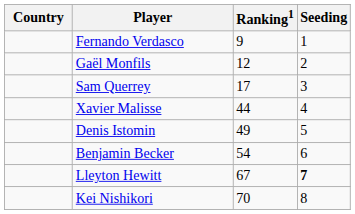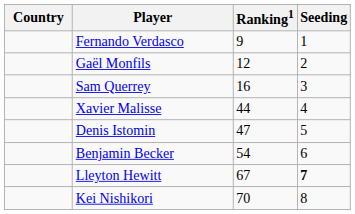(243, 86) 17 -> (243, 86) 16
(243, 131) 49 -> (243, 131) 47
